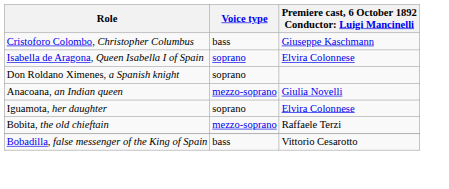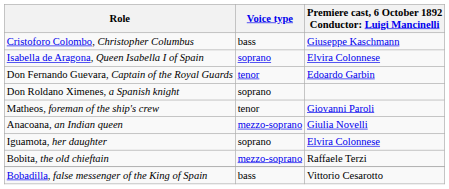+ row: (120, 74)
+ row: (83, 108)
